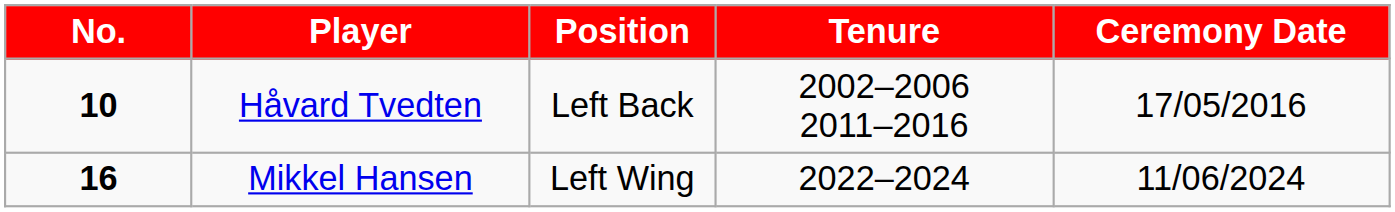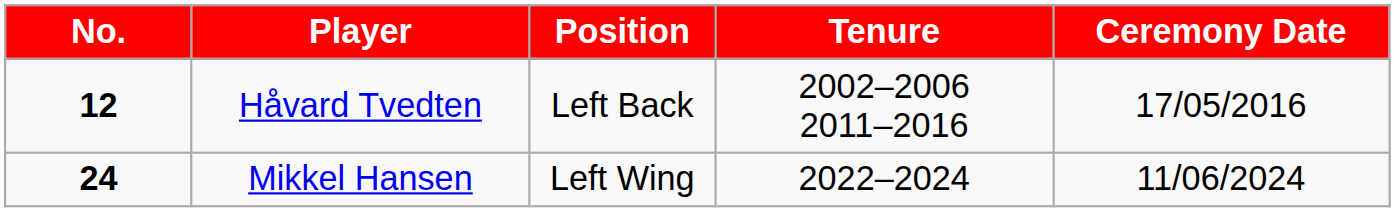(99, 105) 10 -> (99, 105) 12
(99, 178) 16 -> (99, 178) 24
